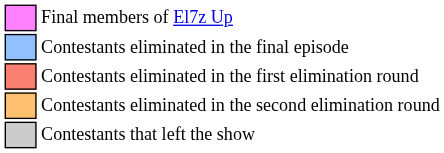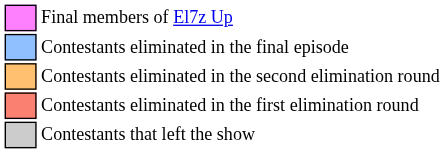rows swapped: (240, 105) <-> (230, 76)
